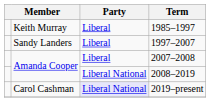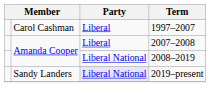- row: (173, 27)
(43, 43) Sandy Landers -> (44, 27) Carol Cashman
(44, 89) Carol Cashman -> (43, 74) Sandy Landers
